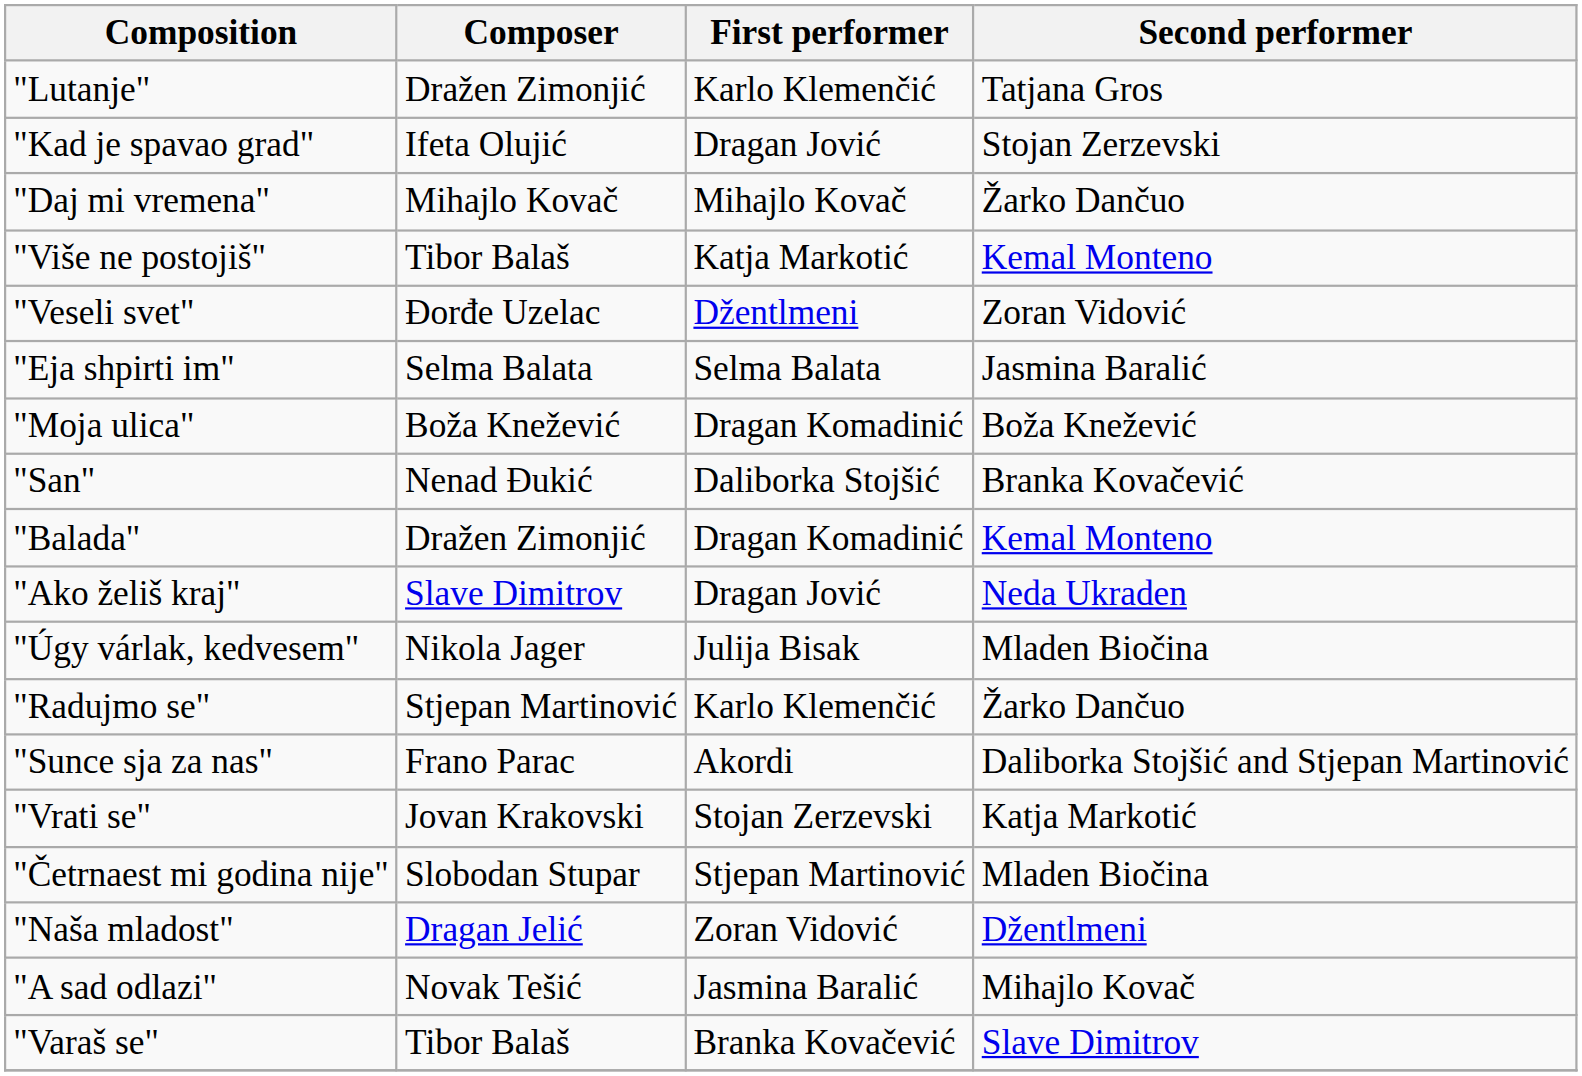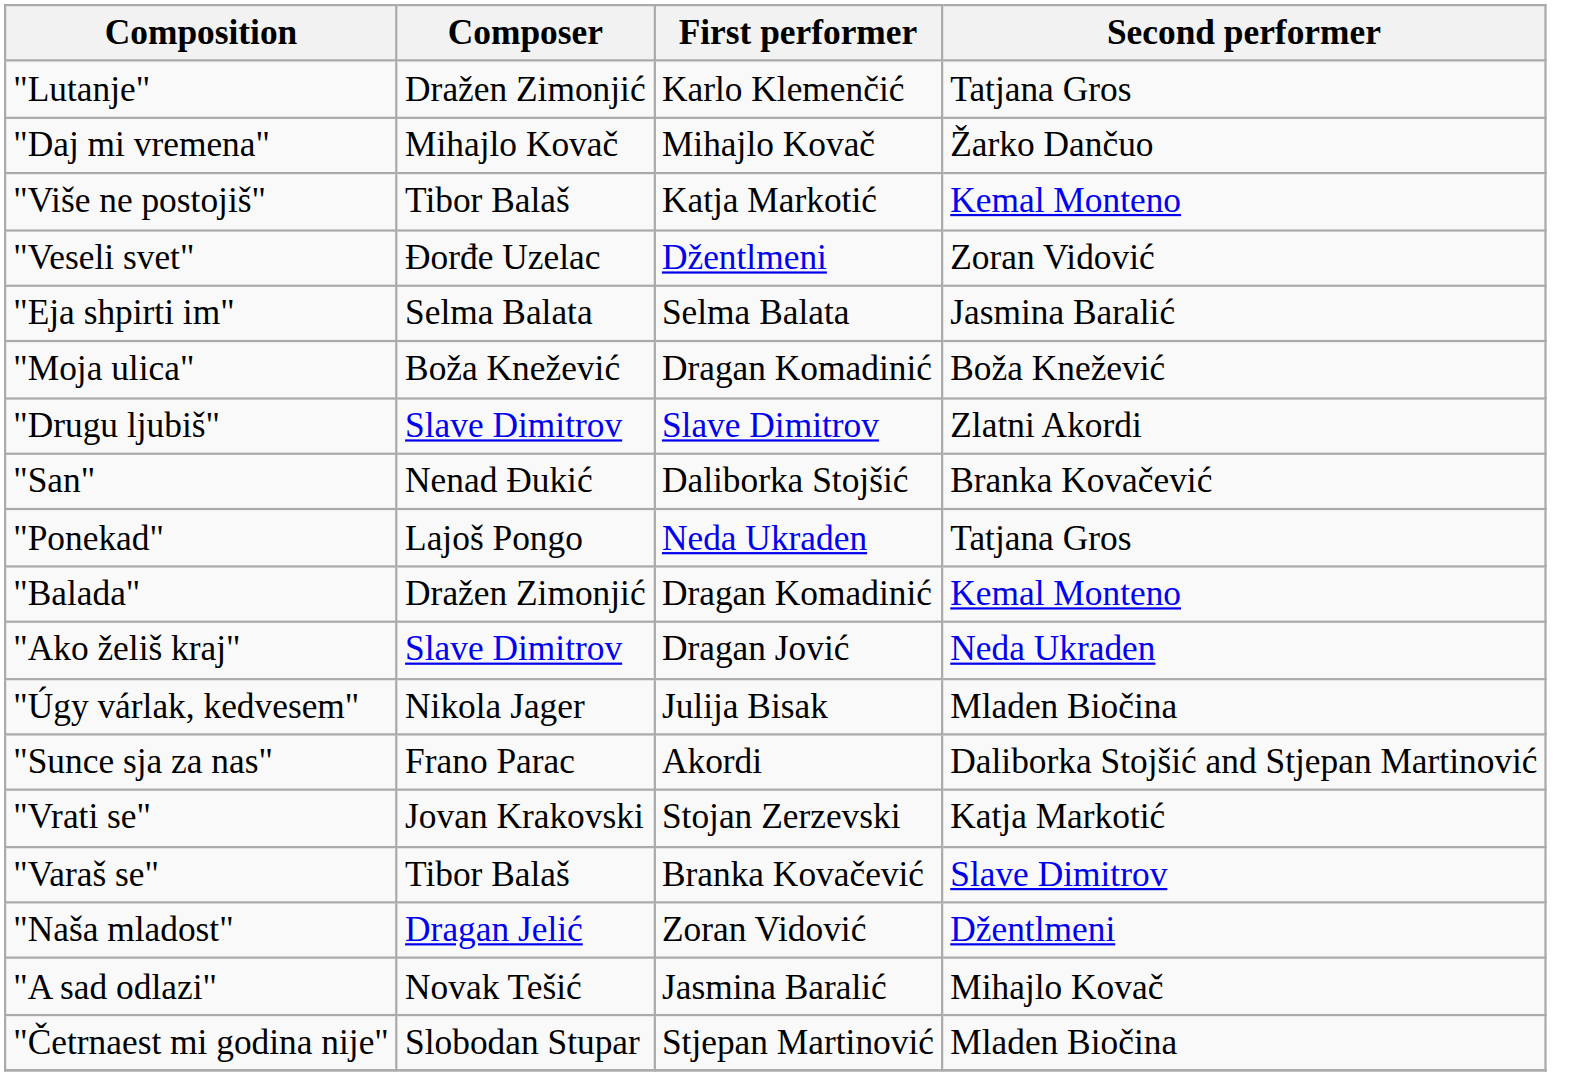- row: (164, 144)
+ row: (117, 425)
+ row: (89, 537)
- row: (112, 705)
rows swapped: (86, 1041) <-> (201, 873)
